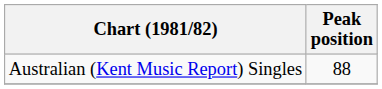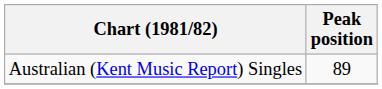(342, 68) 88 -> (342, 68) 89
